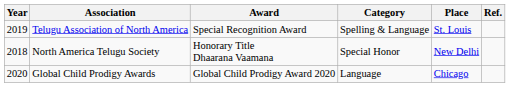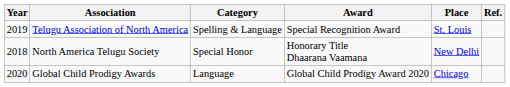columns swapped: (264, 12) <-> (385, 12)
